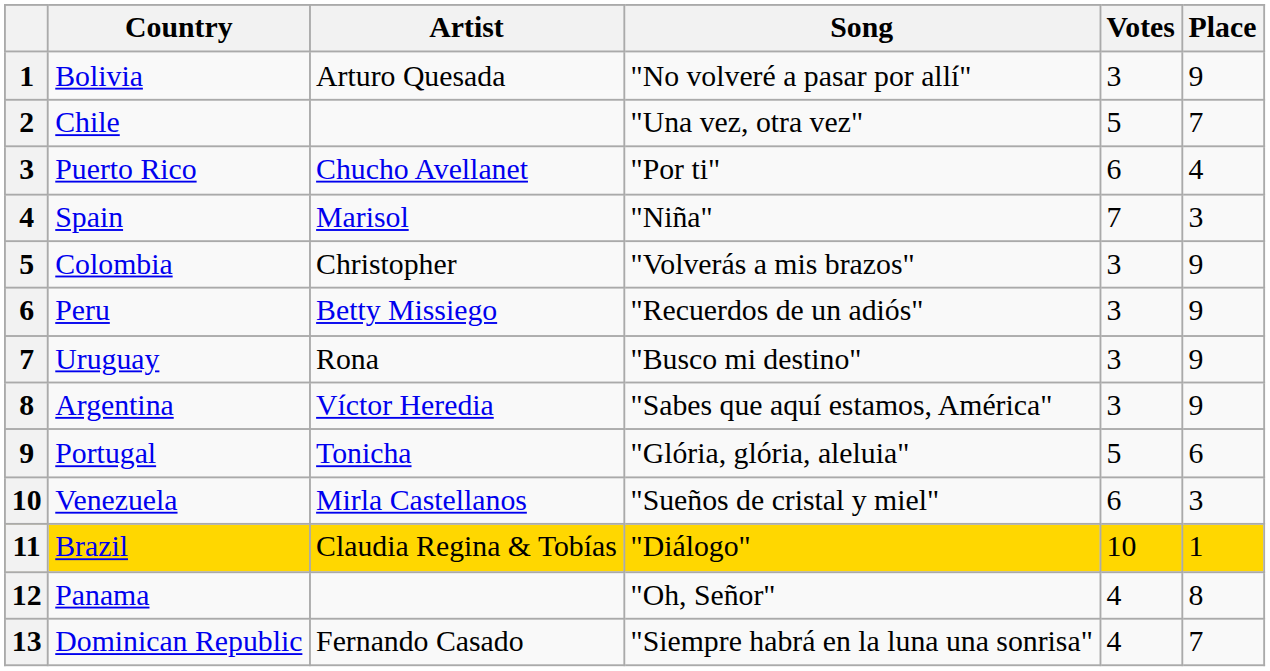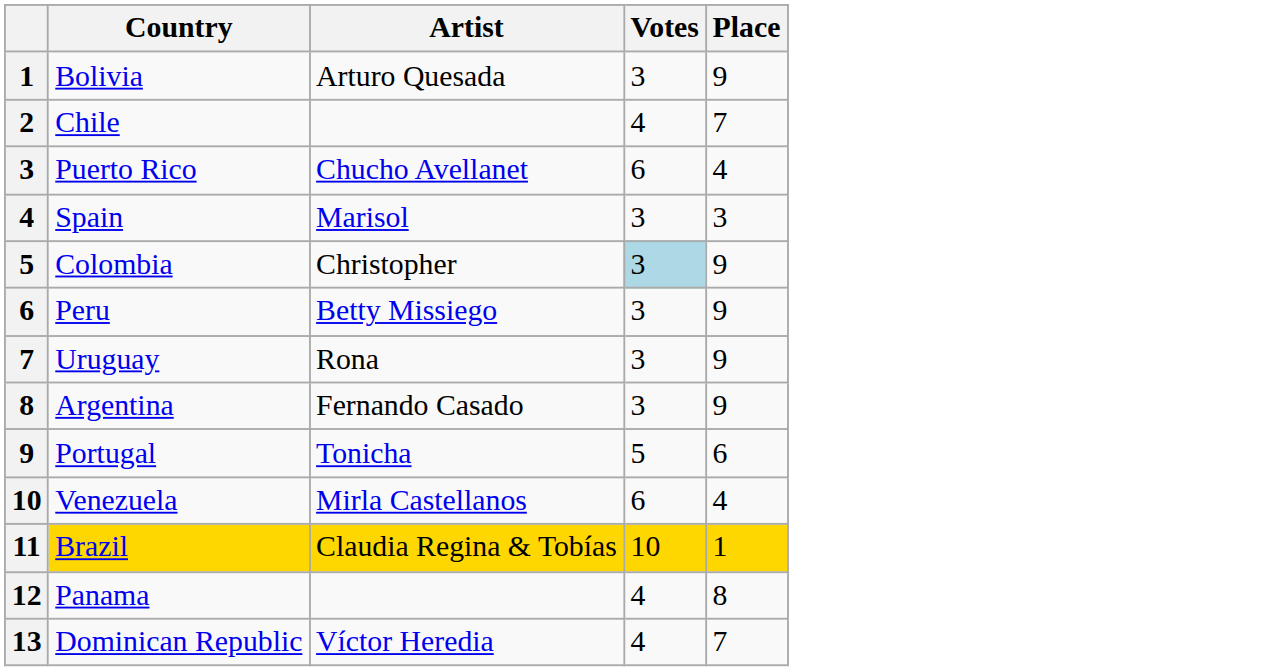- column: (862, 28)
(1114, 122) 5 -> (638, 122) 4
(1114, 216) 7 -> (638, 216) 3
(1114, 264) no background -> (638, 264) lightblue background
(405, 405) Víctor Heredia -> (420, 405) Fernando Casado
(1196, 500) 3 -> (720, 500) 4
(420, 641) Fernando Casado -> (405, 641) Víctor Heredia
